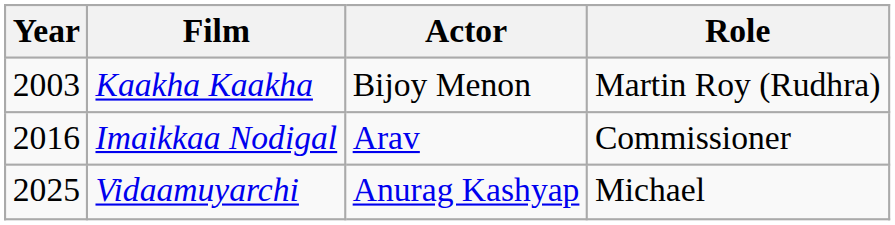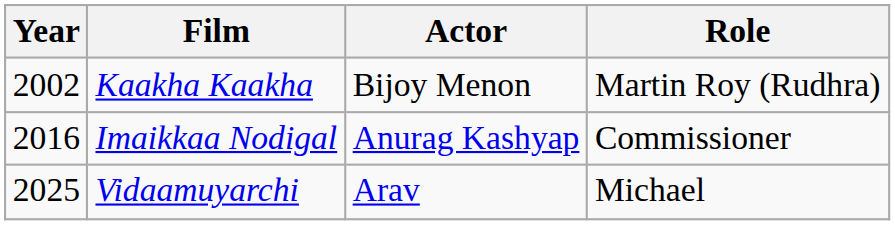(46, 84) 2003 -> (46, 84) 2002
(386, 137) Arav -> (466, 137) Anurag Kashyap
(466, 191) Anurag Kashyap -> (386, 191) Arav
